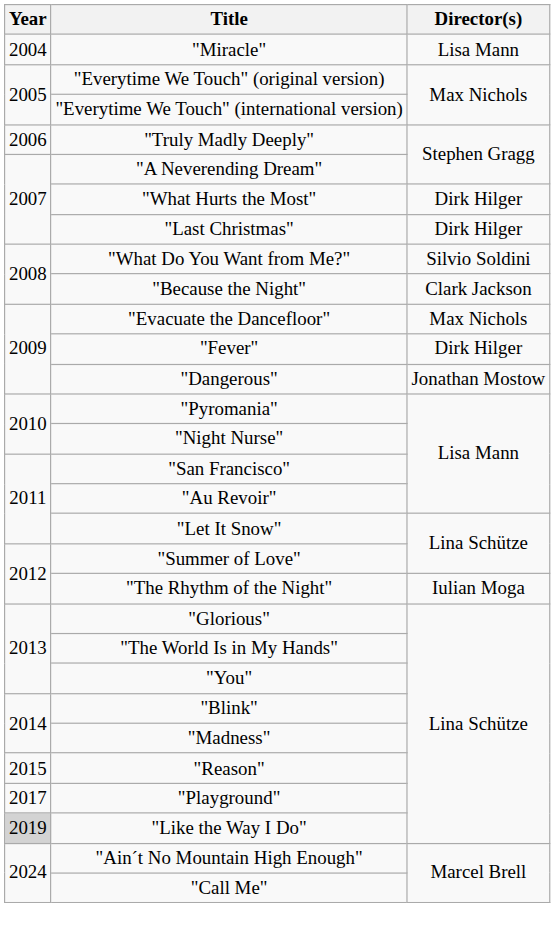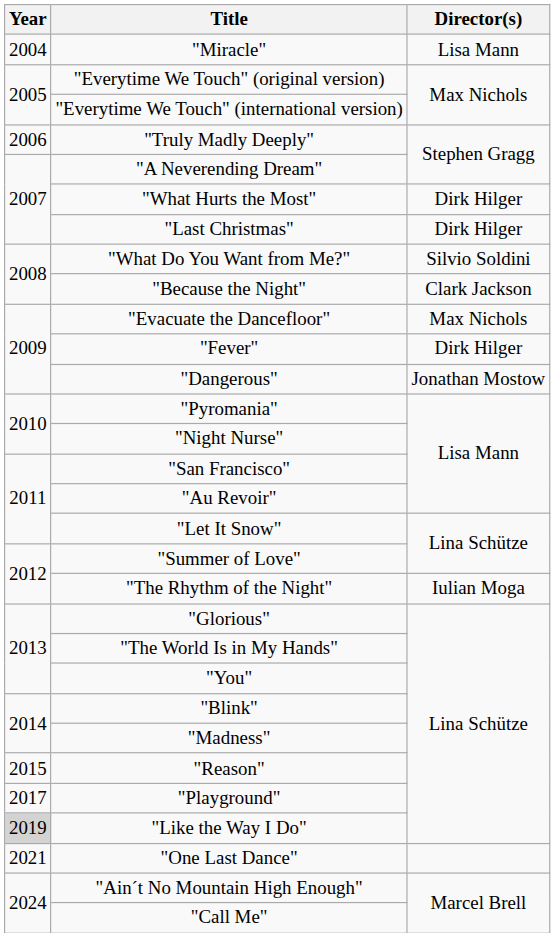+ row: (229, 857)
